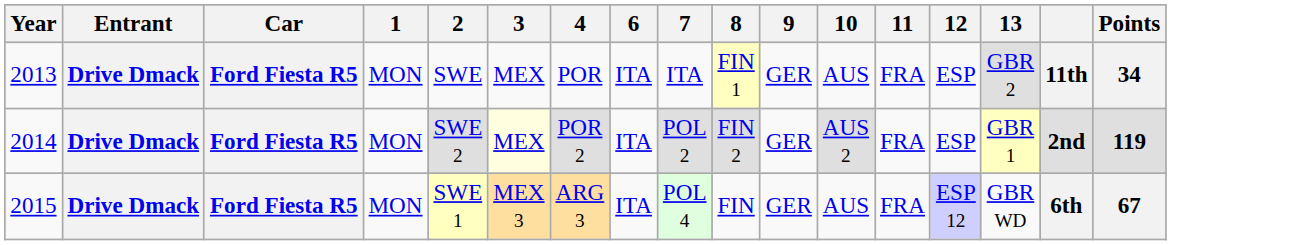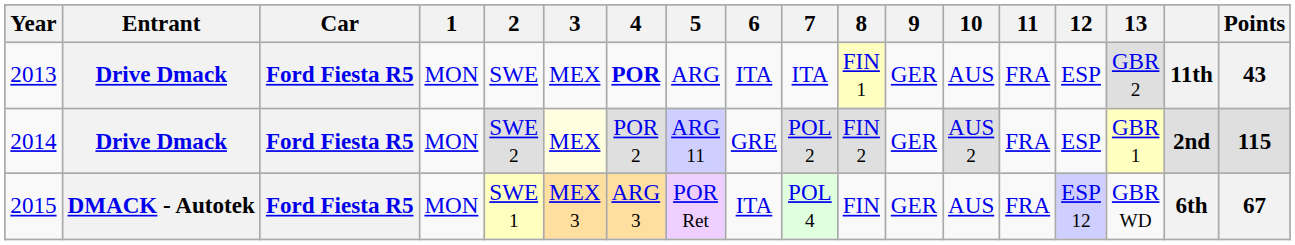+ column: (696, 23)
(580, 74) normal -> (636, 74) bold
(1129, 74) 34 -> (1255, 74) 43
(634, 140) ITA -> (754, 140) GRE
(1129, 140) 119 -> (1255, 140) 115
(133, 205) Drive Dmack -> (161, 205) DMACK - Autotek
